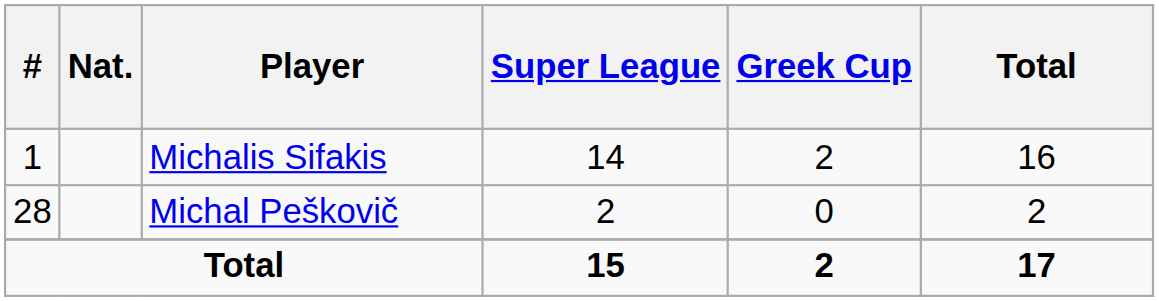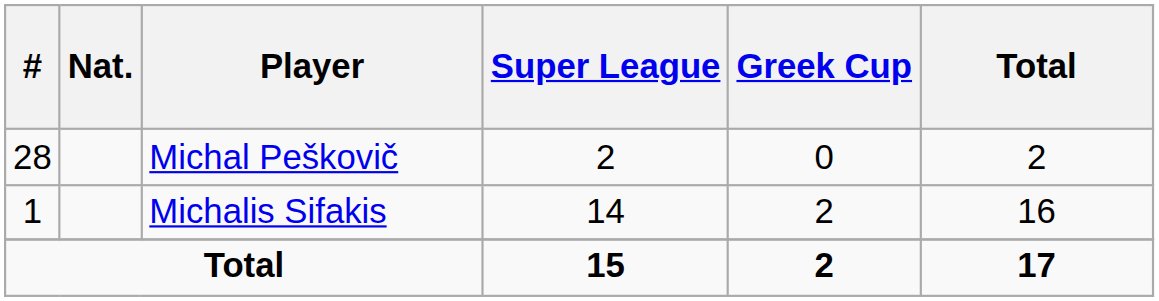rows swapped: (268, 156) <-> (274, 211)
